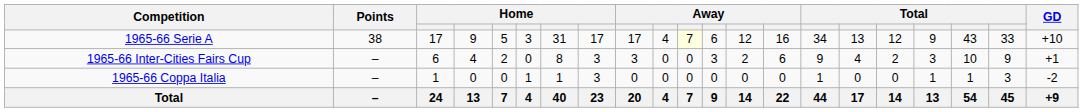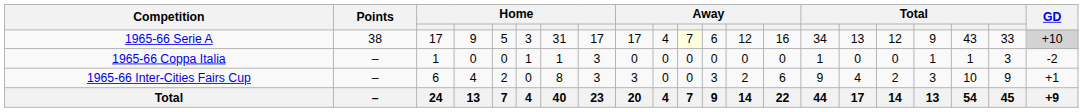(1052, 39) no background -> (1052, 39) lightgrey background
rows swapped: (169, 78) <-> (169, 59)
